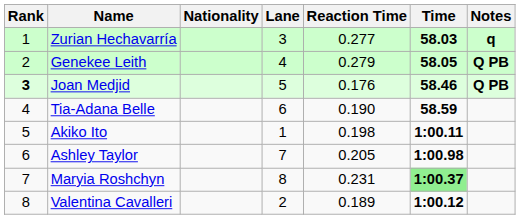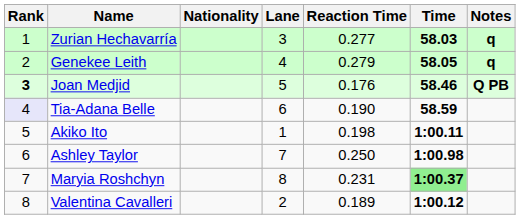(491, 62) Q PB -> (491, 62) q
(26, 109) no background -> (26, 109) lavender background
(357, 156) 0.205 -> (357, 156) 0.250
